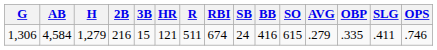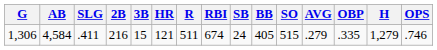columns swapped: (92, 14) <-> (386, 14)
(267, 34) 416 -> (264, 34) 405
(293, 34) 615 -> (289, 34) 515
